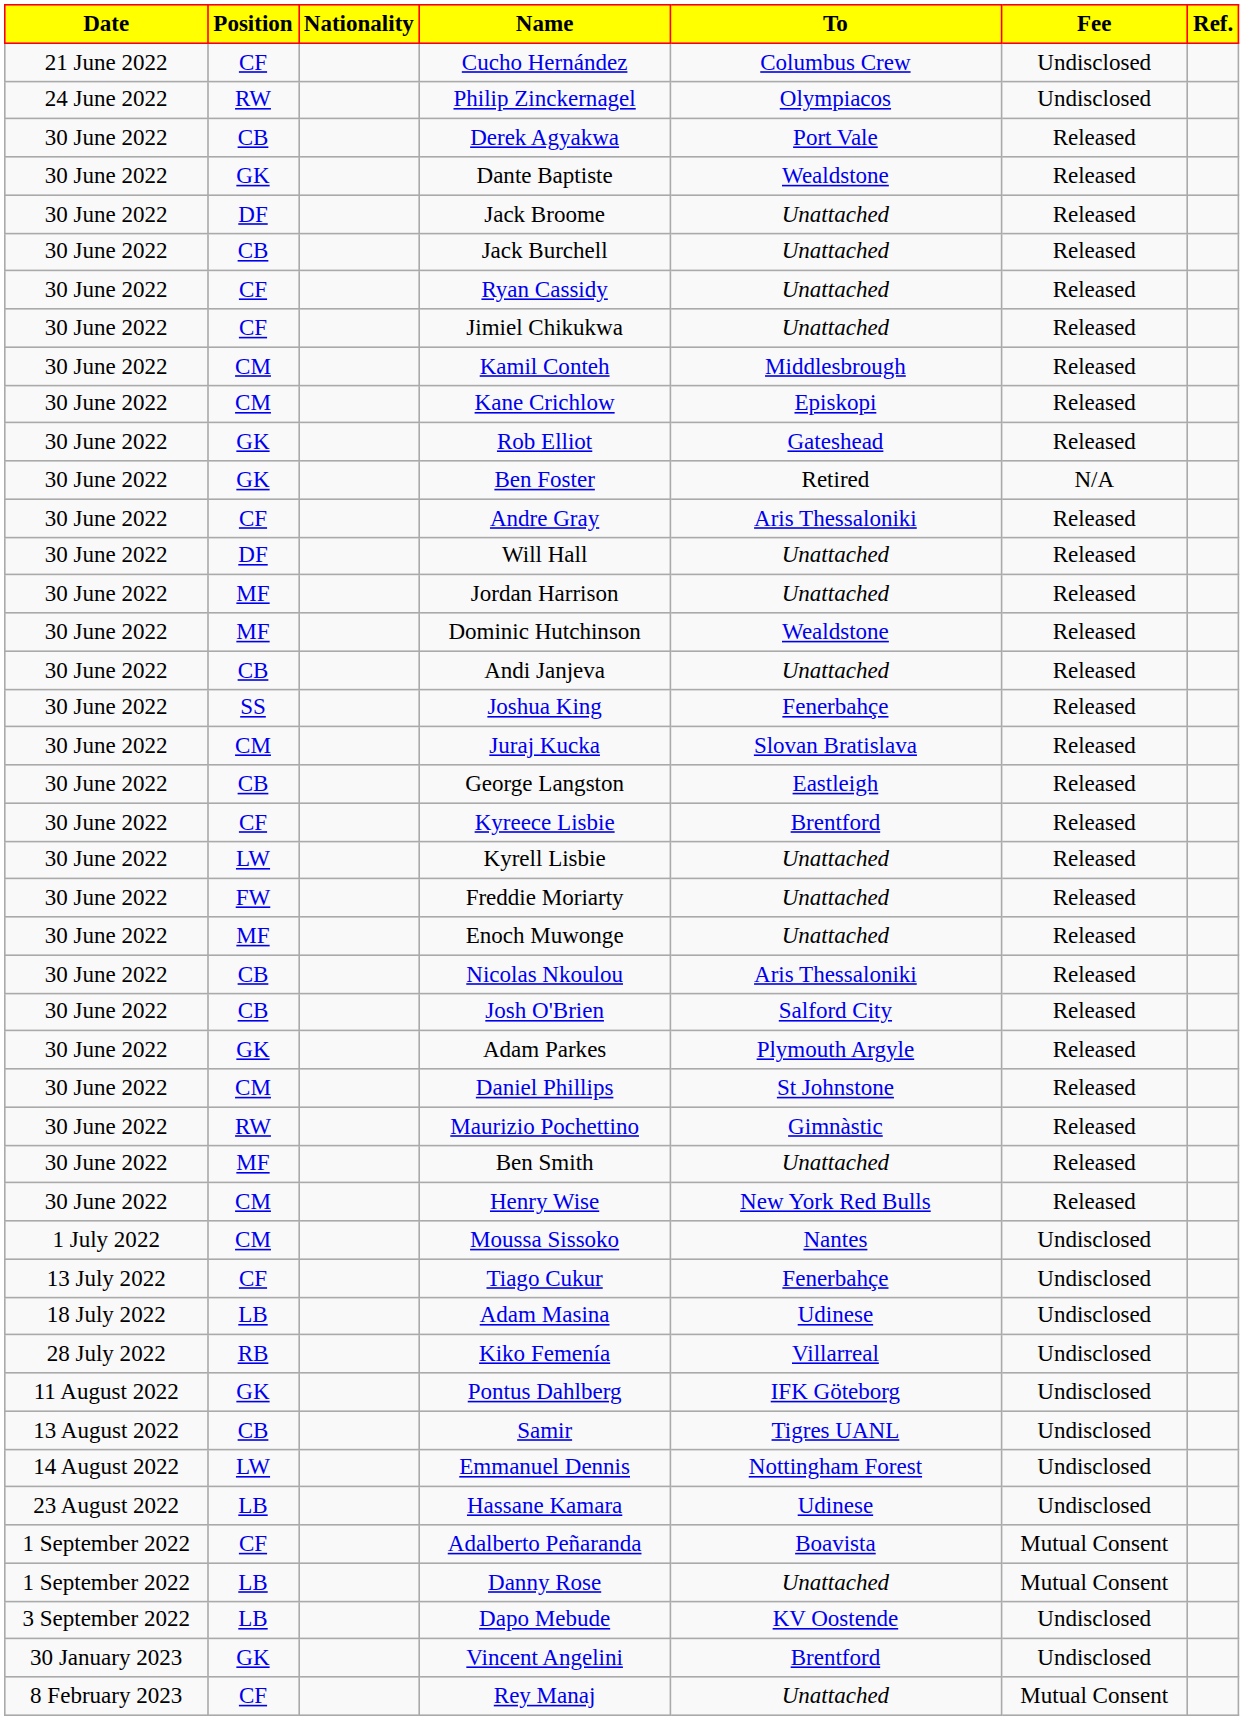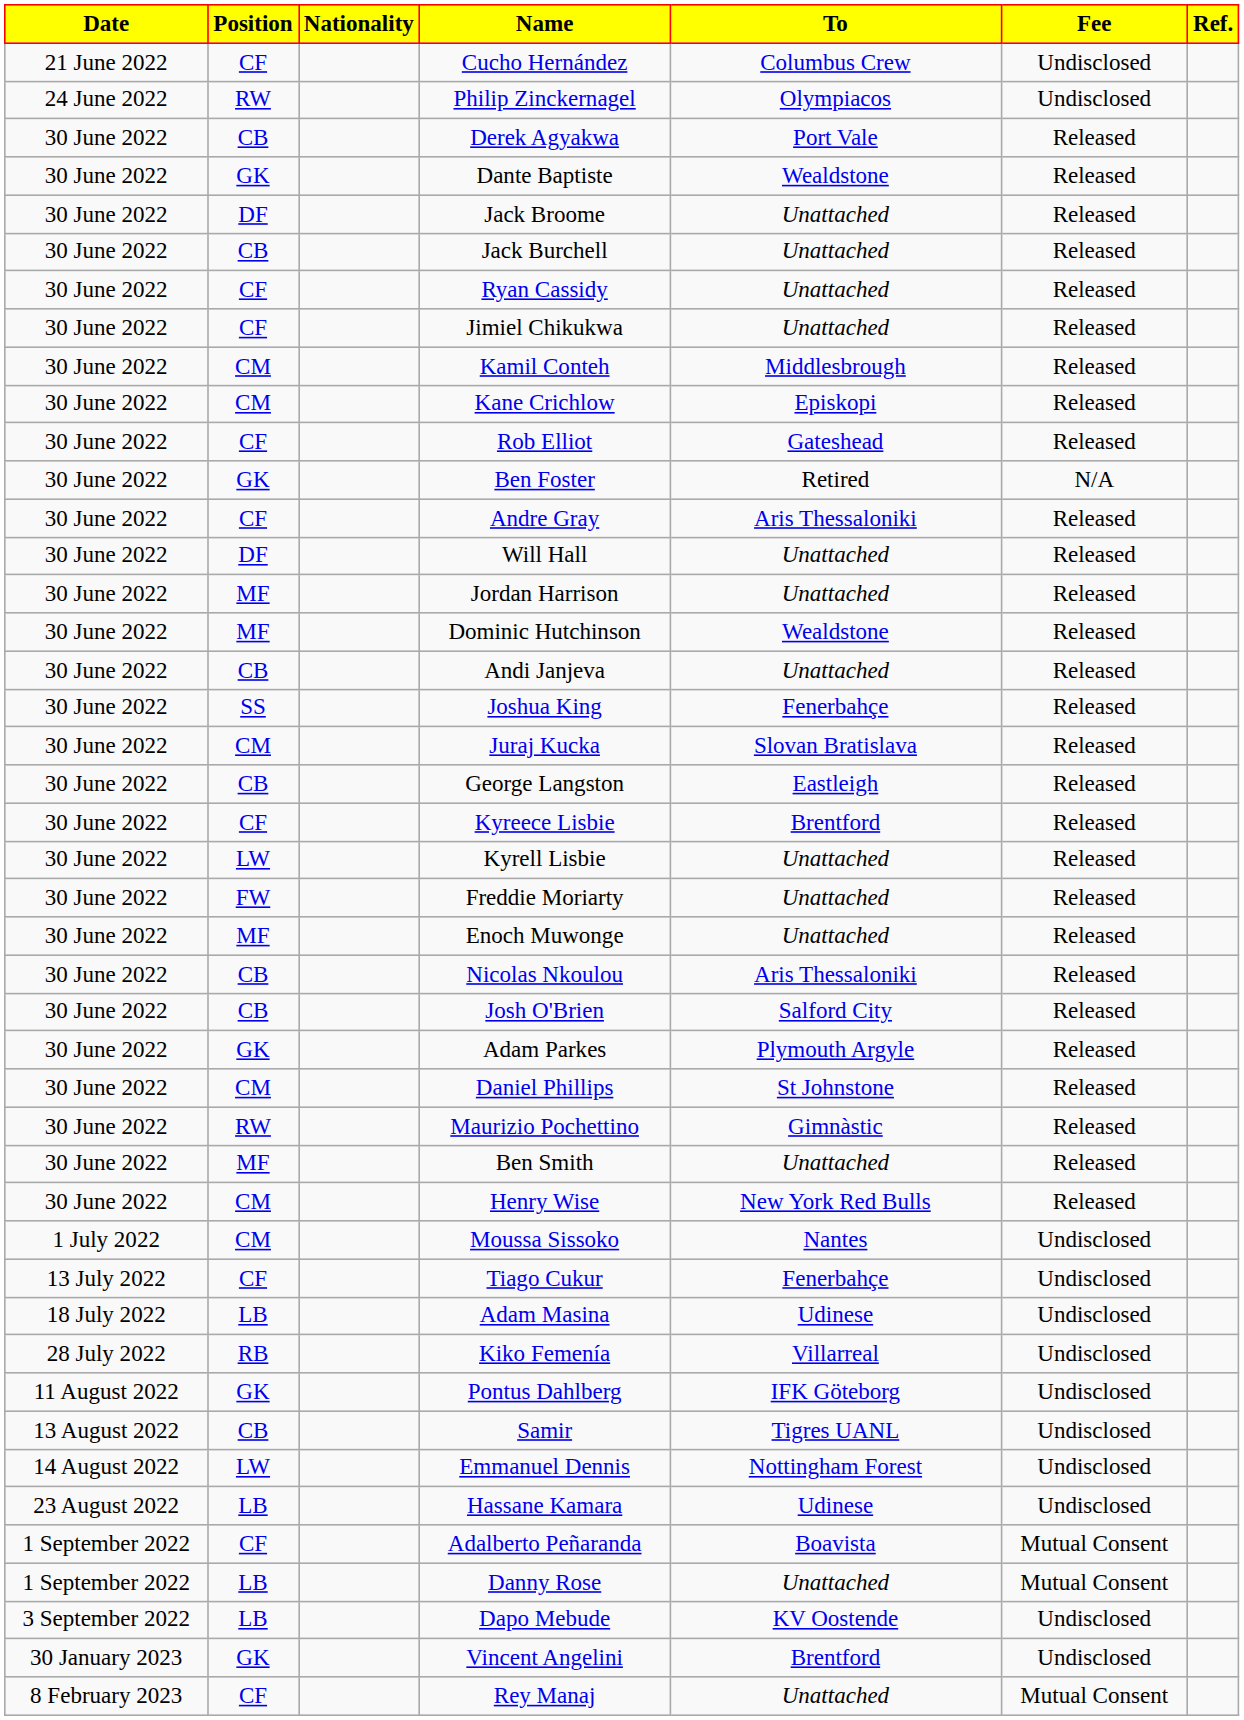(253, 441) GK -> (253, 441) CF
